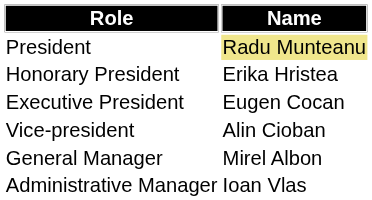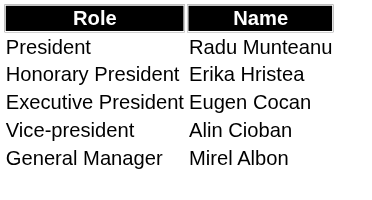(294, 47) khaki background -> (261, 47) no background
- row: (112, 185)
